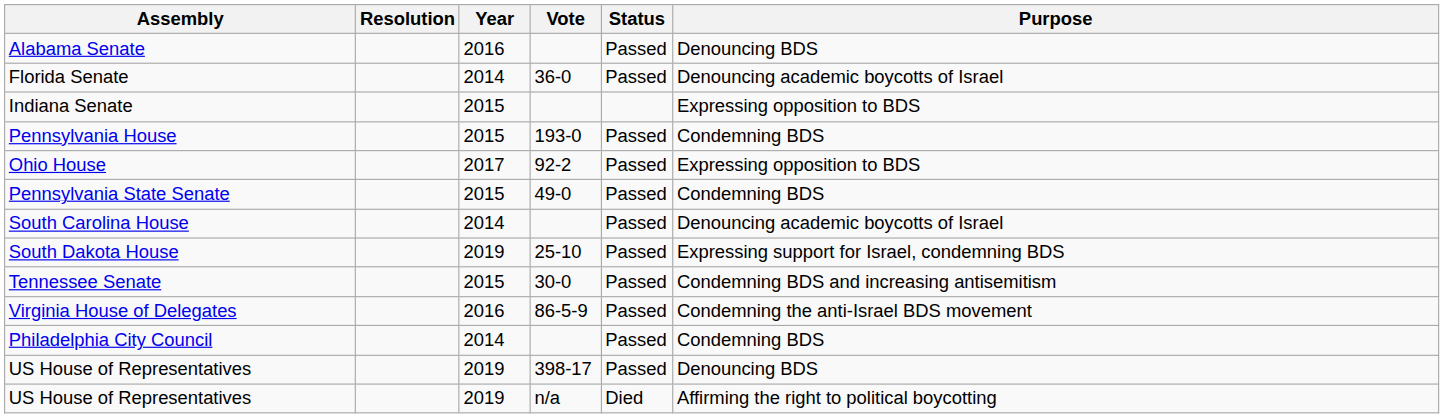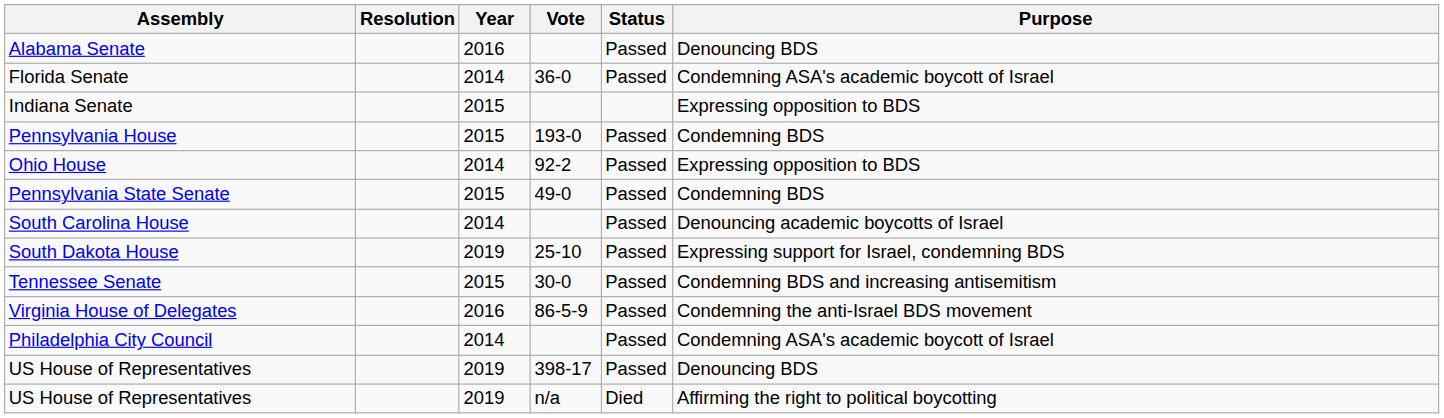(840, 77) Denouncing academic boycotts of Israel -> (865, 77) Condemning ASA's academic boycott of Israel
(484, 164) 2017 -> (484, 164) 2014
(751, 340) Condemning BDS -> (865, 340) Condemning ASA's academic boycott of Israel
